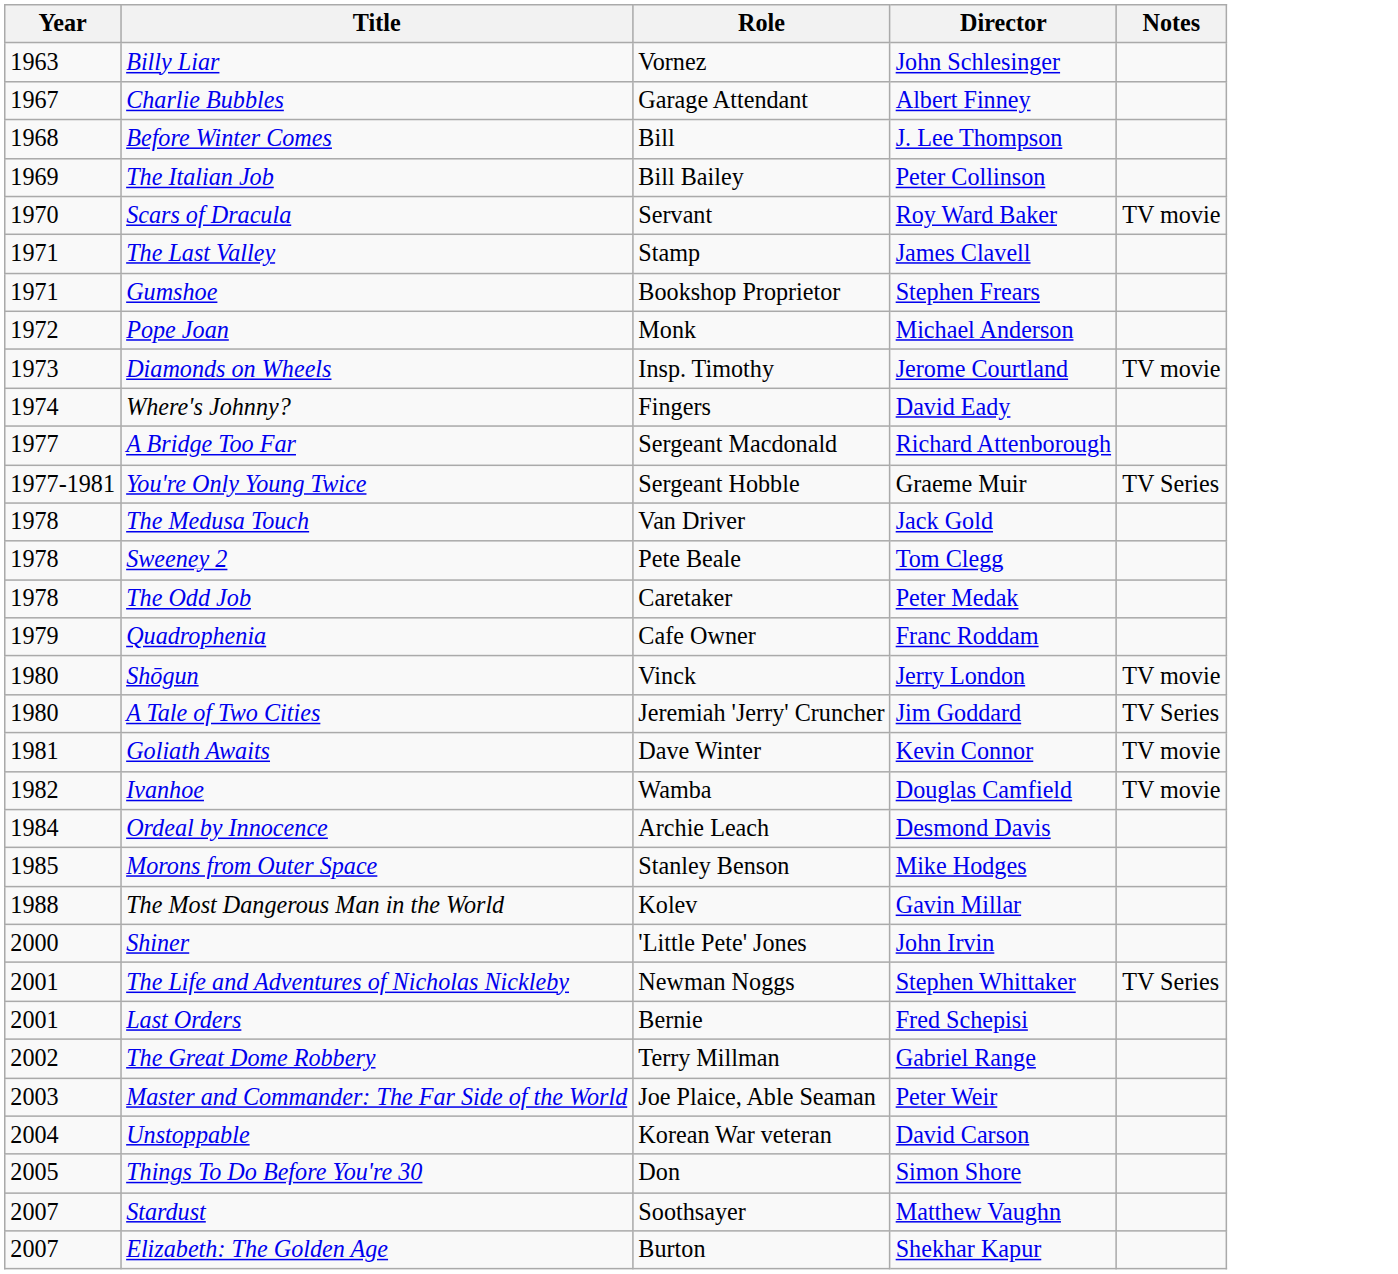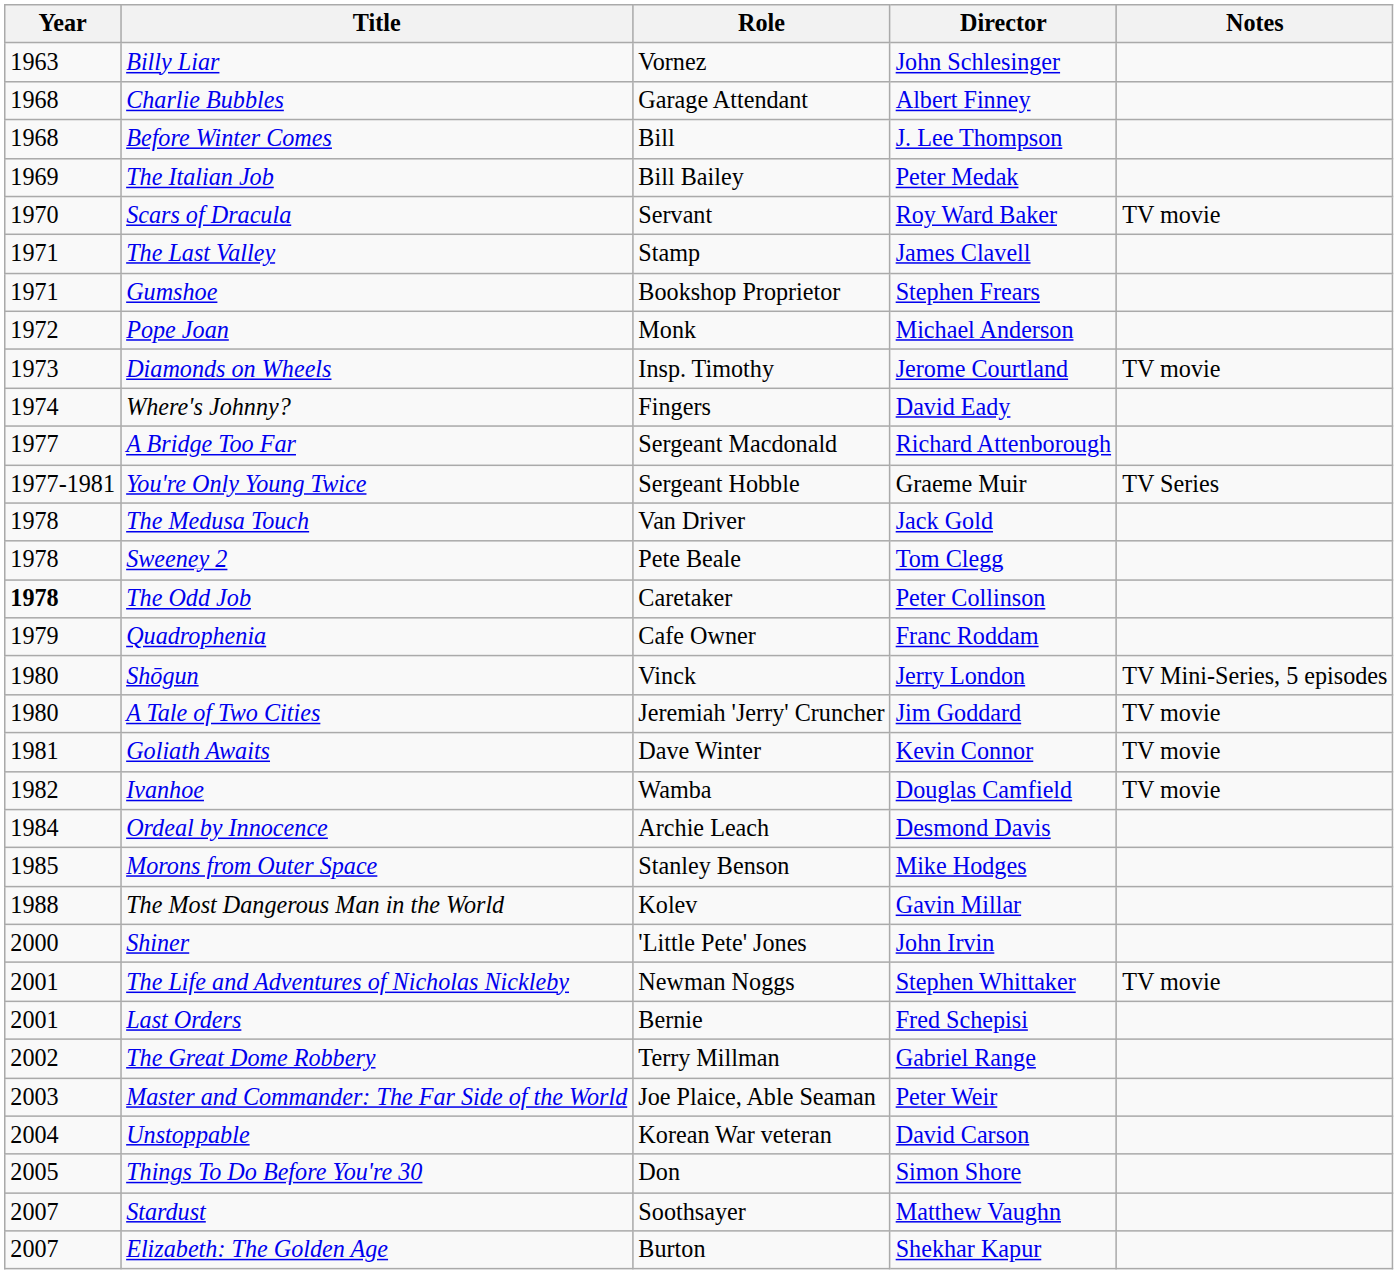(34, 100) 1967 -> (34, 100) 1968
(971, 176) Peter Collinson -> (957, 176) Peter Medak
(34, 598) normal -> (34, 598) bold
(957, 598) Peter Medak -> (971, 598) Peter Collinson
(1171, 675) TV movie -> (1255, 675) TV Mini-Series, 5 episodes
(1171, 713) TV Series -> (1171, 713) TV movie
(1171, 981) TV Series -> (1171, 981) TV movie
